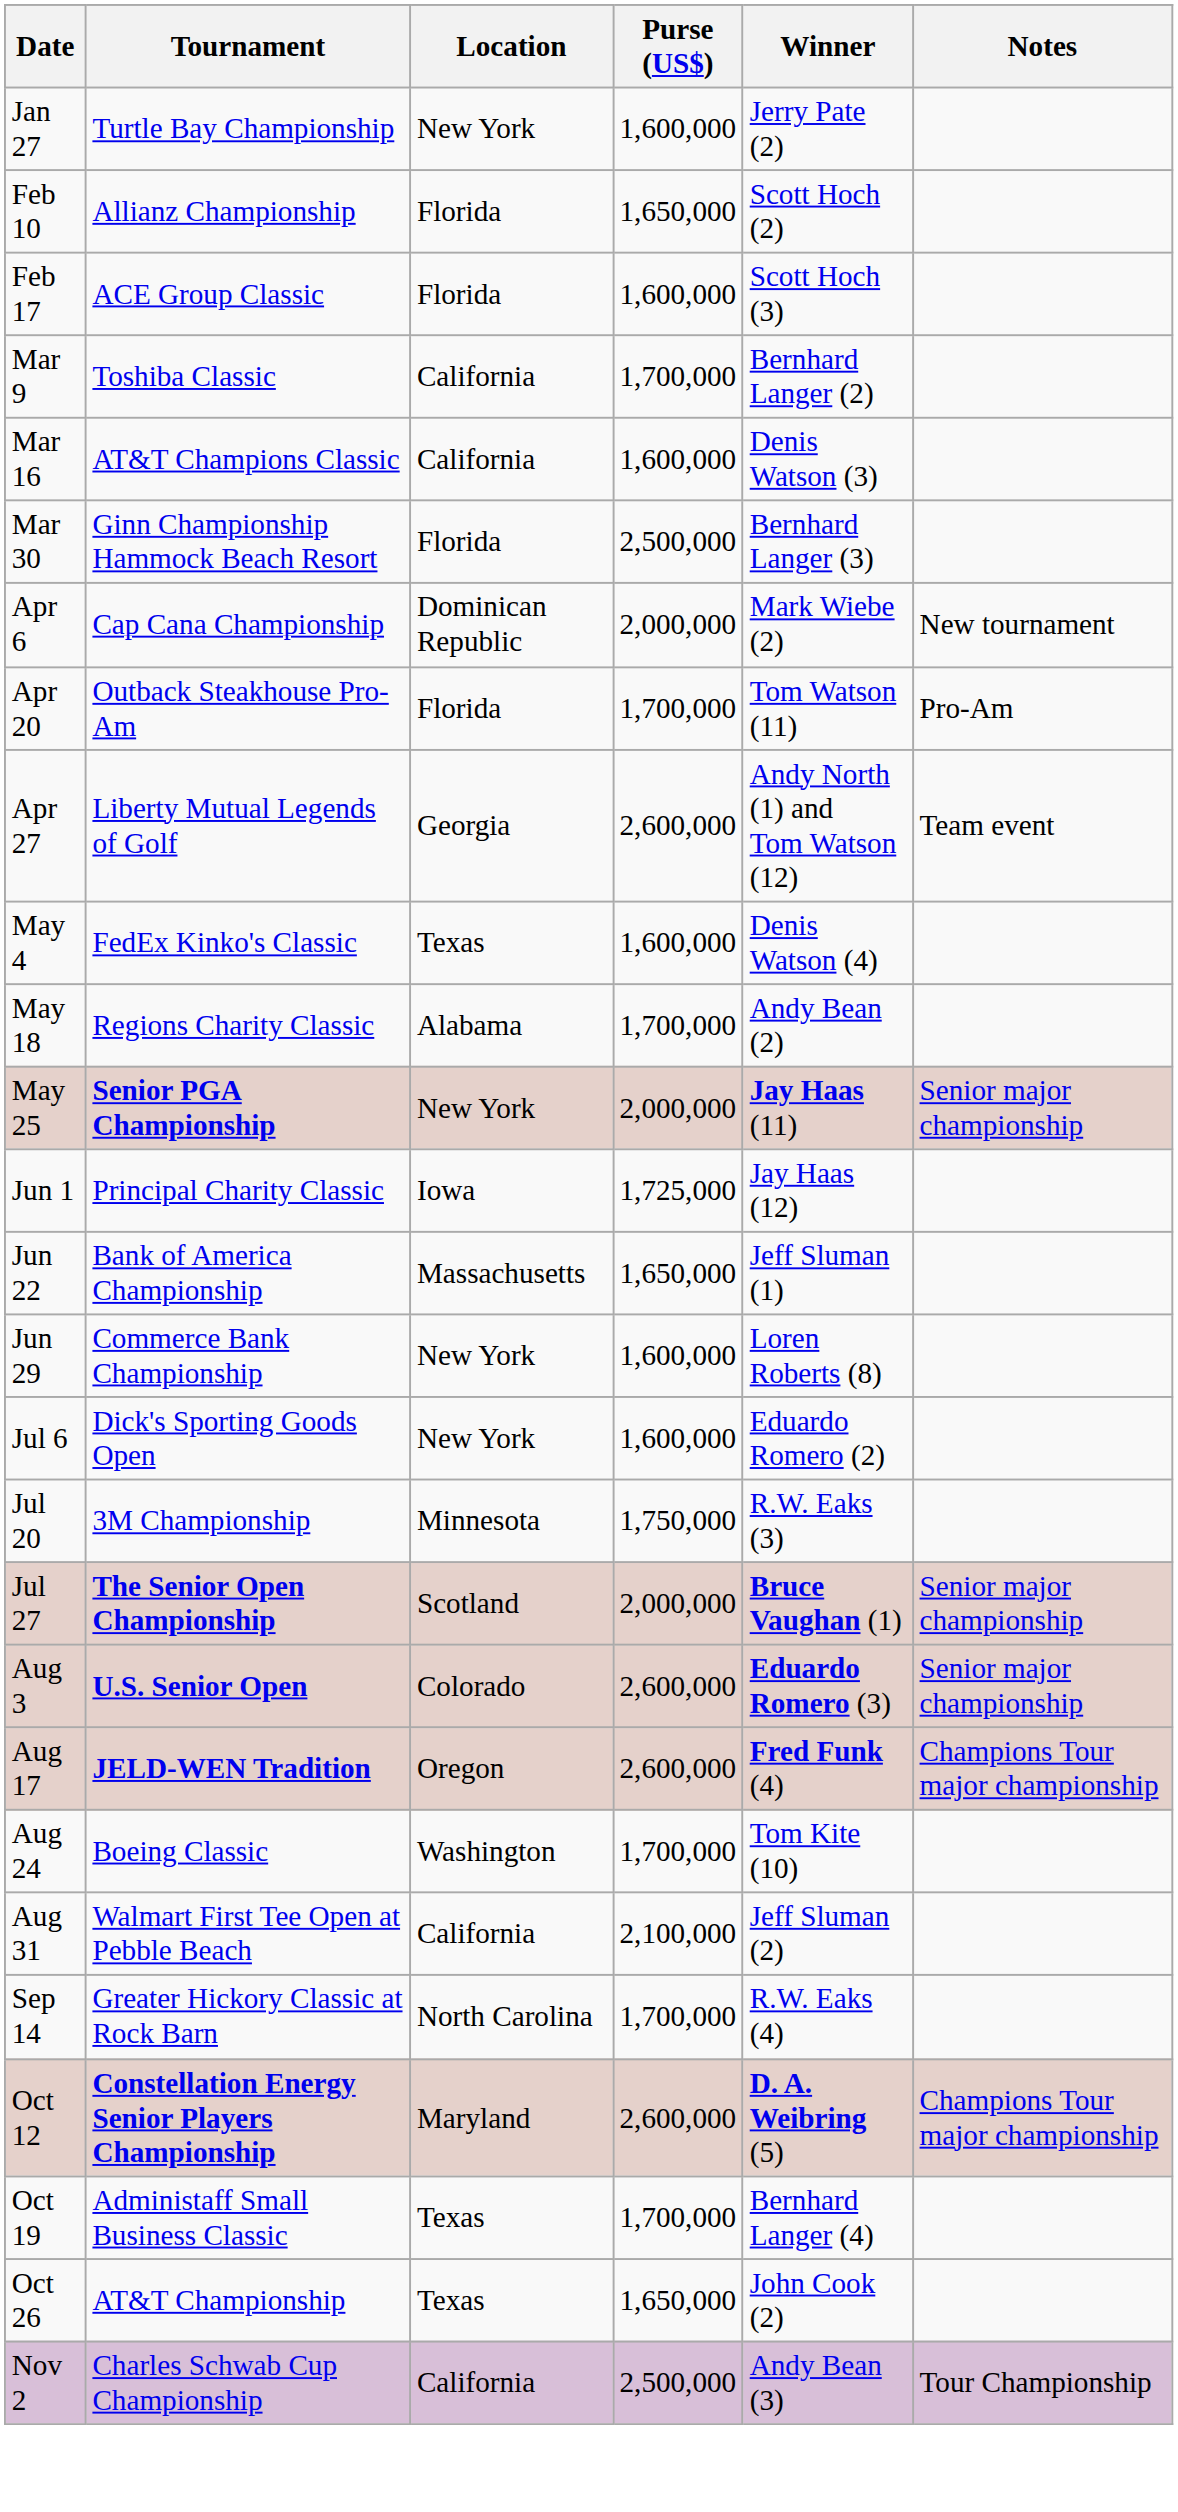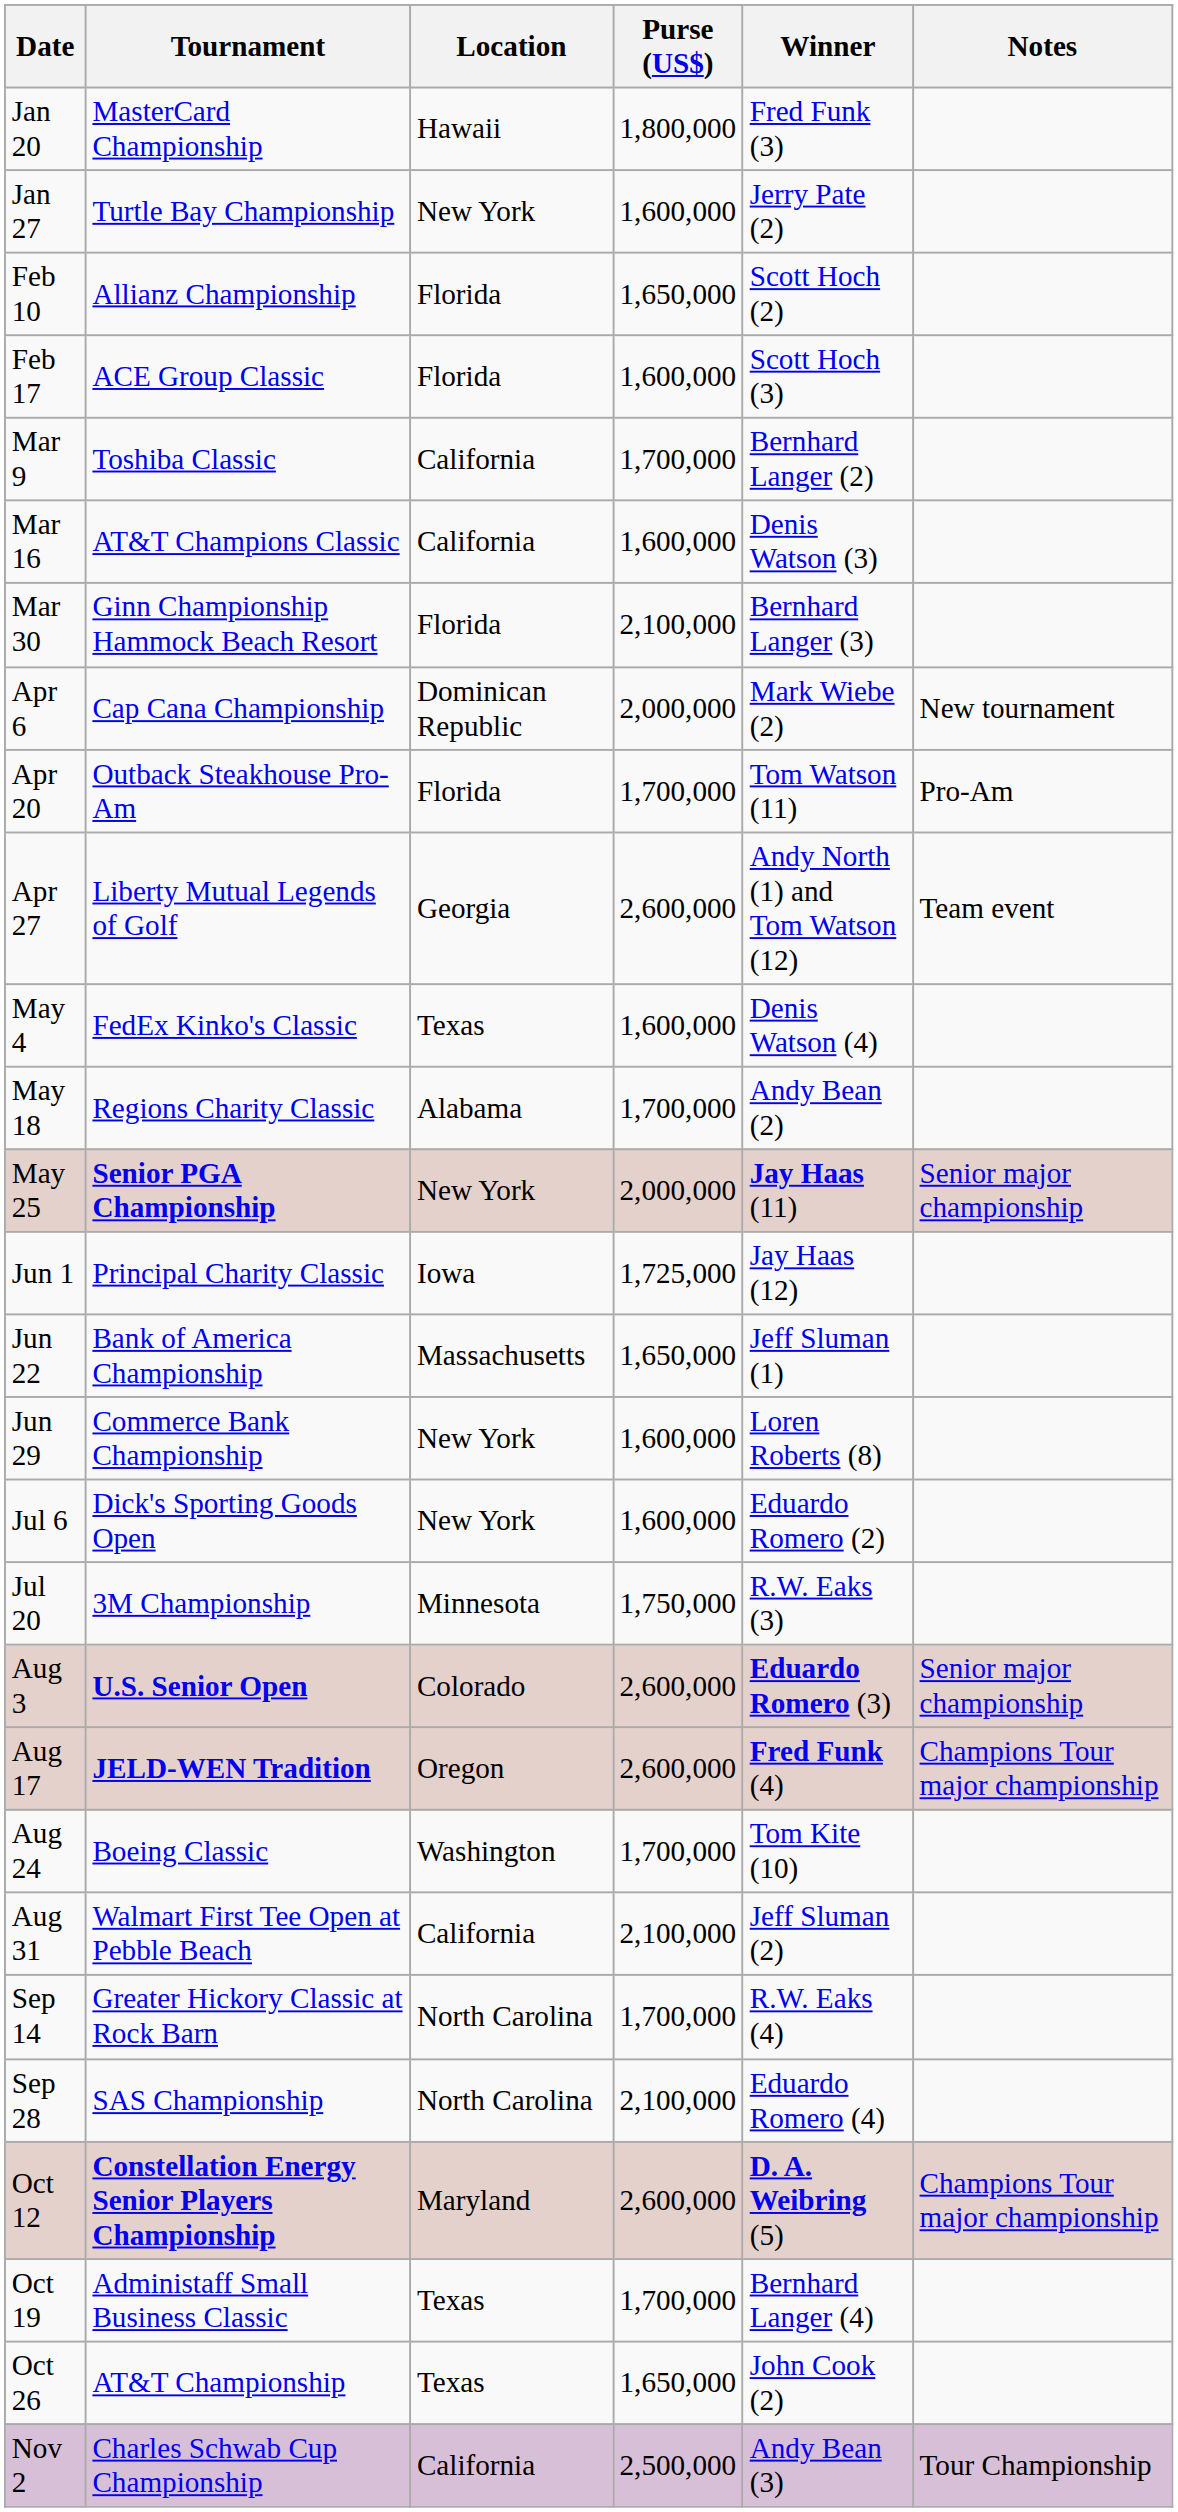+ row: (31, 128)
(678, 542) 2,500,000 -> (678, 624) 2,100,000
- row: (29, 1603)
+ row: (34, 2099)
